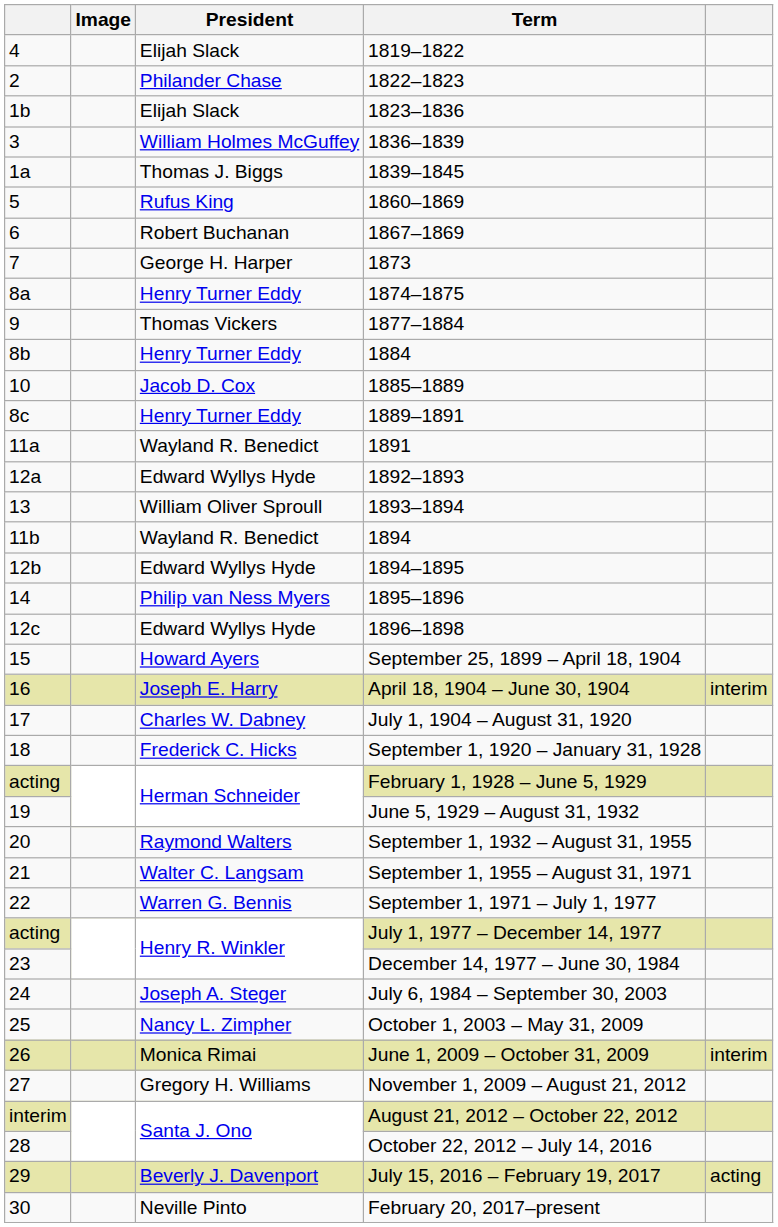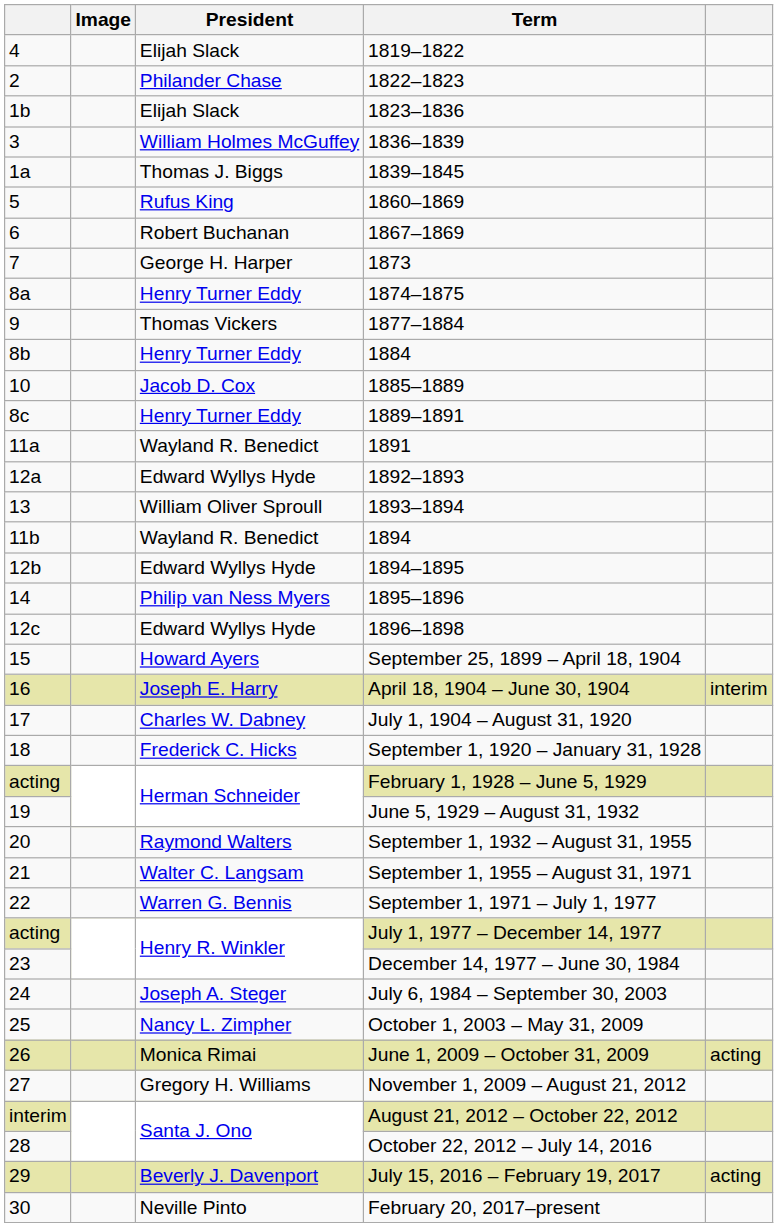(739, 1055) interim -> (736, 1055) acting
